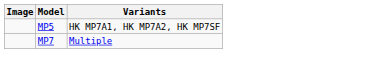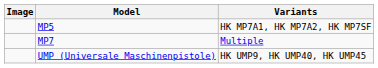+ row: (127, 56)
